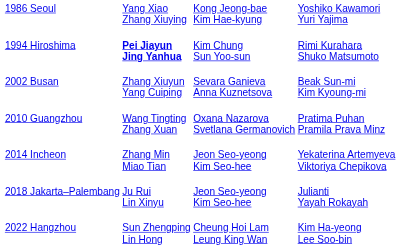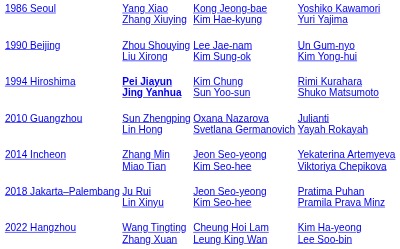+ row: (33, 45)
- row: (32, 82)
(154, 124) Wang Tingting Zhang Xuan -> (156, 124) Sun Zhengping Lin Hong
(341, 124) Pratima Puhan Pramila Prava Minz -> (333, 124) Julianti Yayah Rokayah
(333, 197) Julianti Yayah Rokayah -> (341, 197) Pratima Puhan Pramila Prava Minz
(156, 233) Sun Zhengping Lin Hong -> (154, 233) Wang Tingting Zhang Xuan
